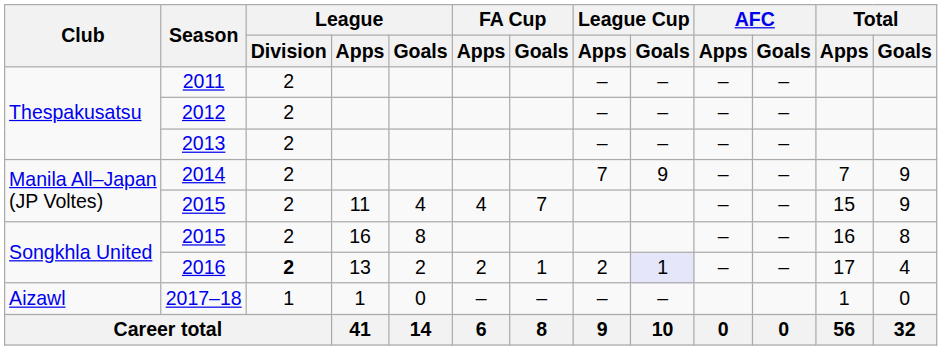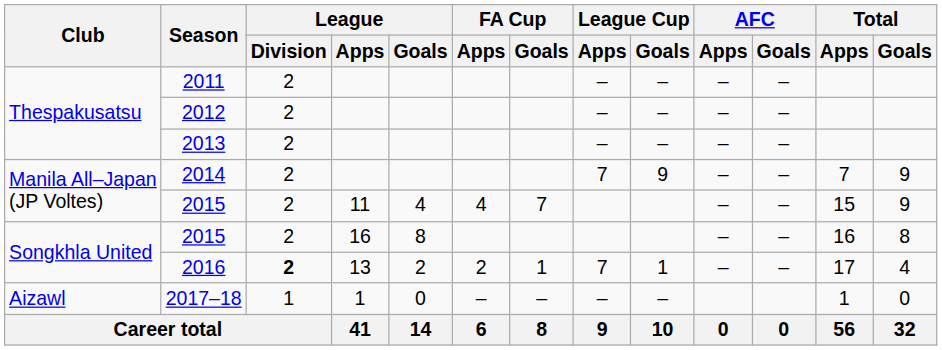(602, 267) 2 -> (602, 267) 7
(663, 267) lavender background -> (663, 267) no background
